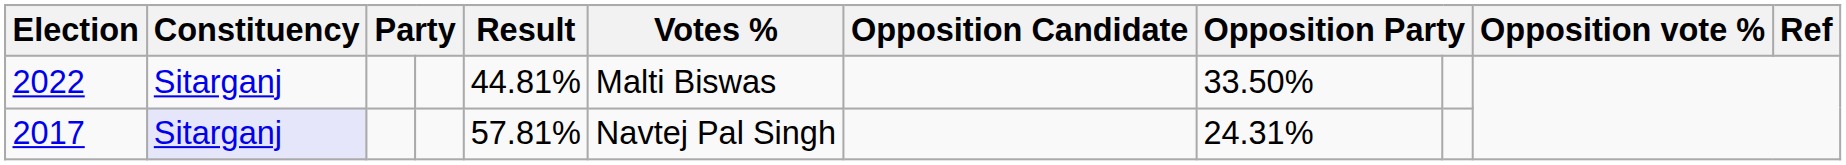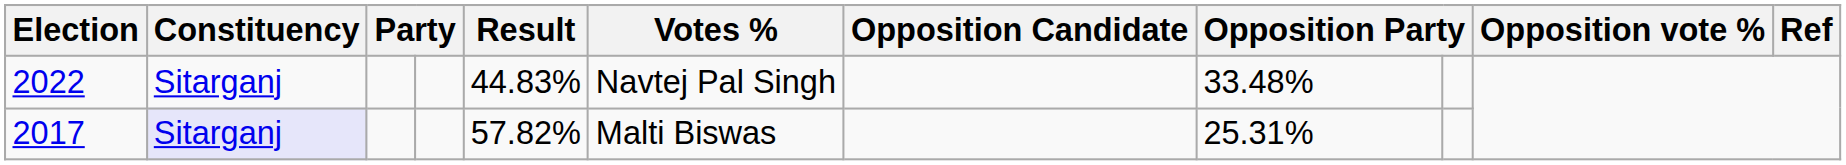(526, 81) 44.81% -> (526, 81) 44.83%
(686, 81) Malti Biswas -> (716, 81) Navtej Pal Singh
(1258, 81) 33.50% -> (1258, 81) 33.48%
(526, 133) 57.81% -> (526, 133) 57.82%
(716, 133) Navtej Pal Singh -> (686, 133) Malti Biswas
(1258, 133) 24.31% -> (1258, 133) 25.31%
